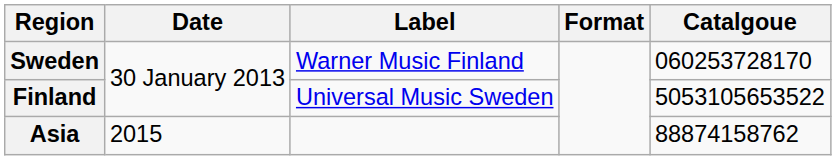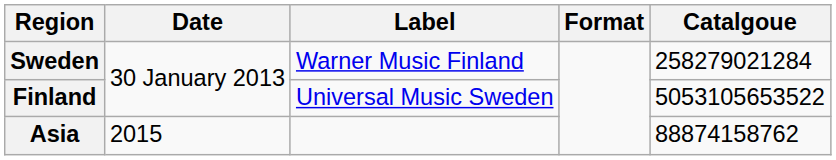(733, 60) 060253728170 -> (733, 60) 258279021284
